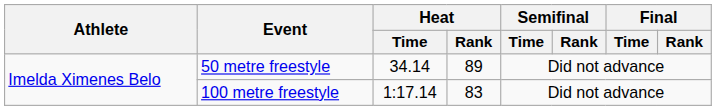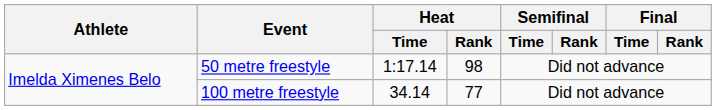(410, 67) 34.14 -> (410, 67) 1:17.14
(474, 67) 89 -> (474, 67) 98
(410, 93) 1:17.14 -> (410, 93) 34.14
(474, 93) 83 -> (474, 93) 77
